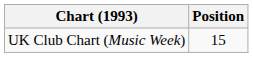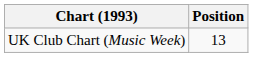(218, 40) 15 -> (218, 40) 13
